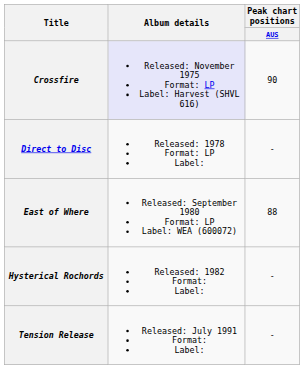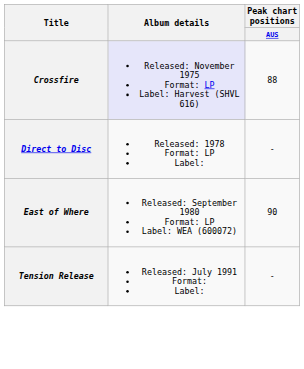(272, 80) 90 -> (272, 80) 88
(272, 213) 88 -> (272, 213) 90
- row: (56, 276)
